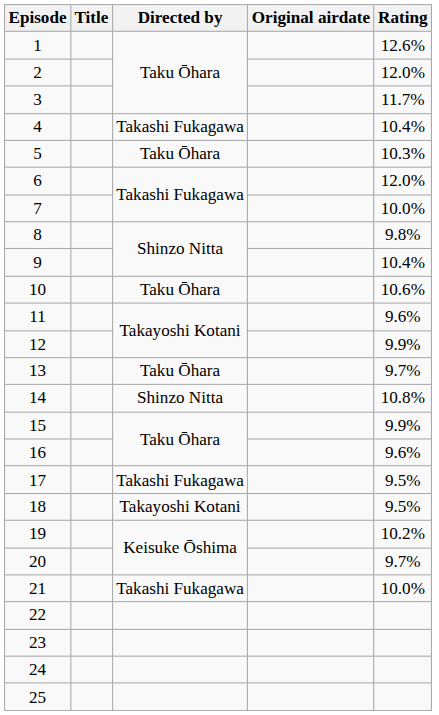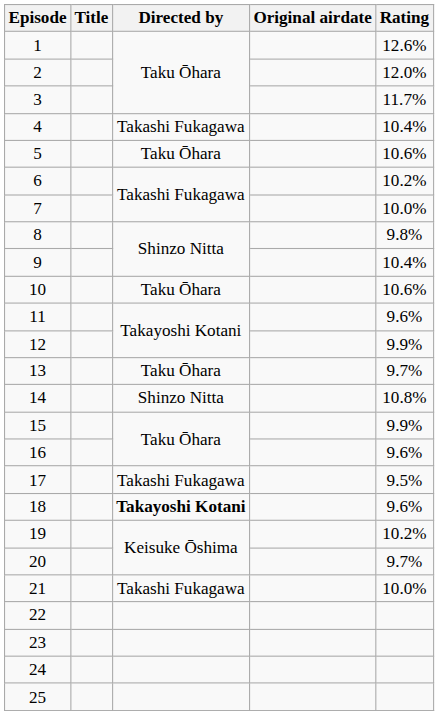(403, 153) 10.3% -> (404, 153) 10.6%
(403, 180) 12.0% -> (404, 180) 10.2%
(180, 506) normal -> (181, 506) bold
(403, 506) 9.5% -> (404, 506) 9.6%
